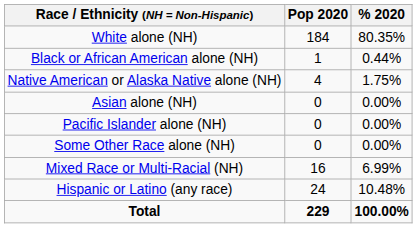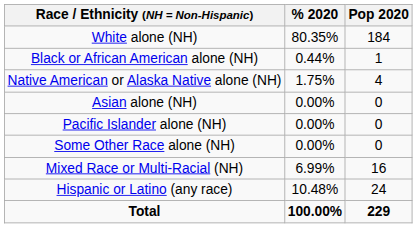columns swapped: (318, 15) <-> (382, 15)
